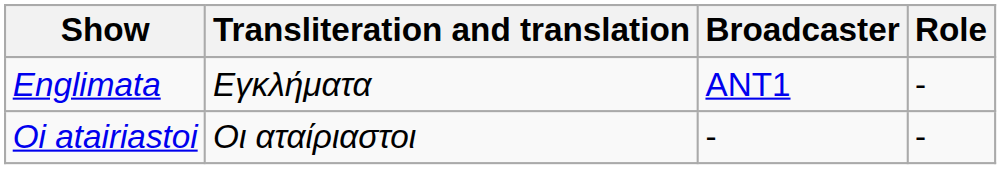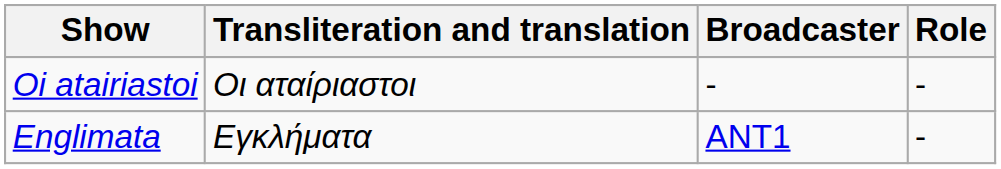rows swapped: (87, 83) <-> (105, 136)
